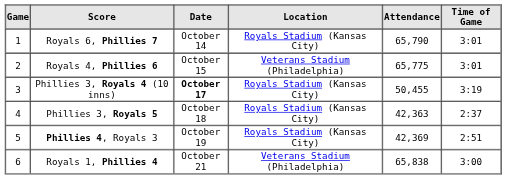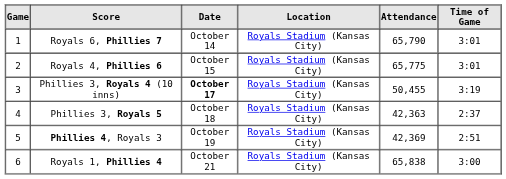(305, 65) Veterans Stadium (Philadelphia) -> (309, 65) Royals Stadium (Kansas City)
(305, 162) Veterans Stadium (Philadelphia) -> (309, 162) Royals Stadium (Kansas City)
